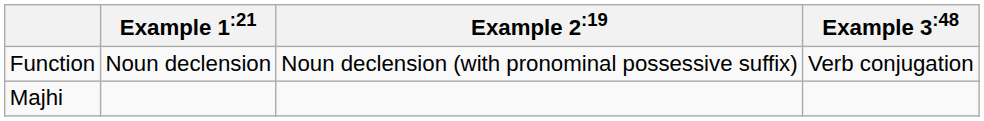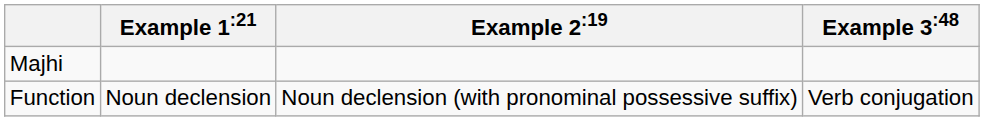rows swapped: (52, 63) <-> (36, 98)
